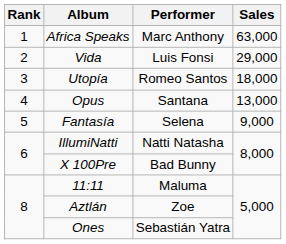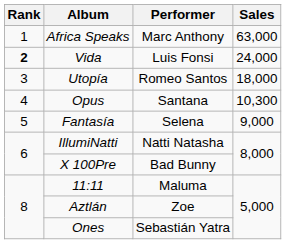(24, 57) normal -> (24, 57) bold
(257, 57) 29,000 -> (257, 57) 24,000
(257, 100) 13,000 -> (257, 100) 10,300
